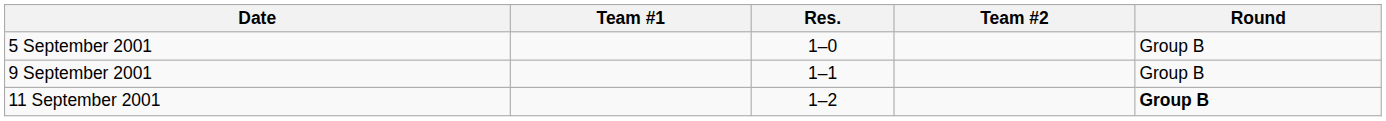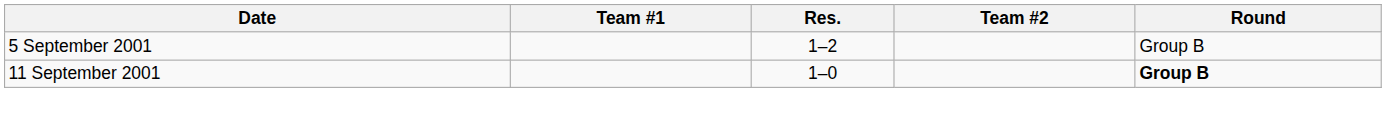(823, 45) 1–0 -> (823, 45) 1–2
- row: (80, 73)
(823, 101) 1–2 -> (823, 73) 1–0
